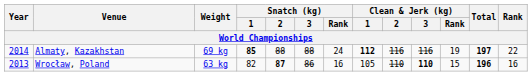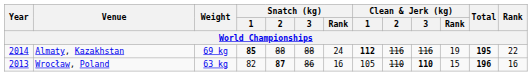(484, 51) 197 -> (484, 51) 195
